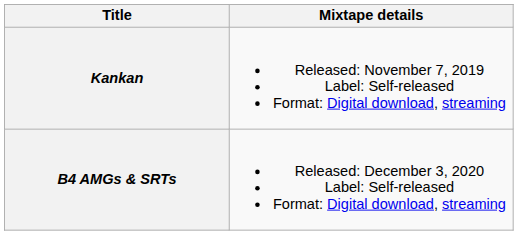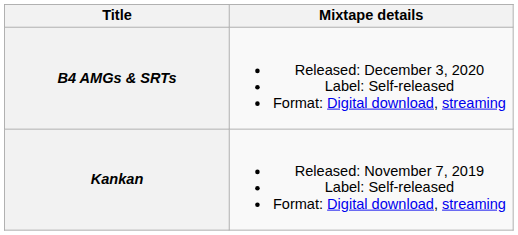rows swapped: (117, 78) <-> (117, 179)
